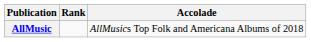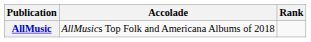columns swapped: (197, 12) <-> (73, 12)
